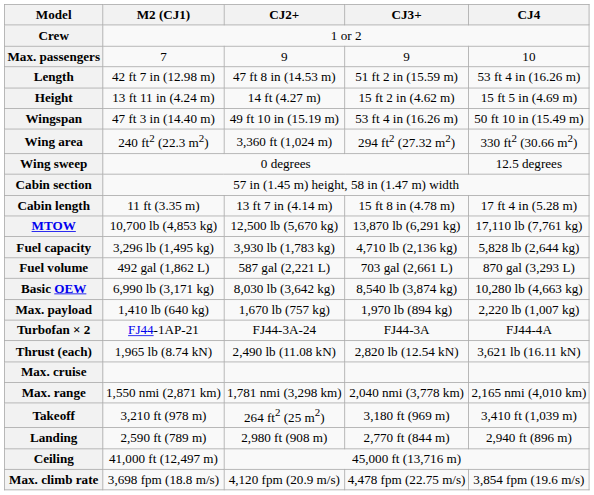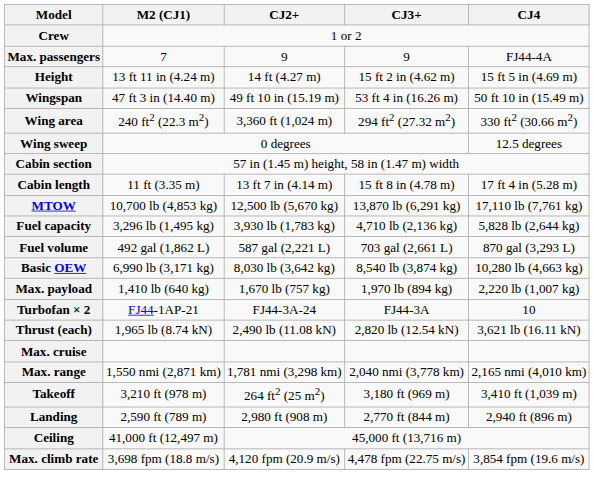(529, 56) 10 -> (529, 56) FJ44-4A
- row: (54, 77)
(529, 330) FJ44-4A -> (529, 309) 10
